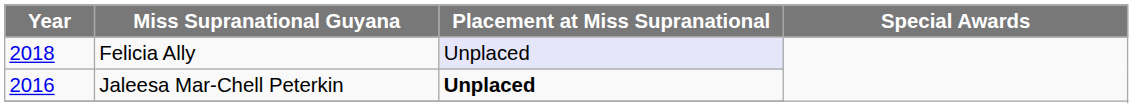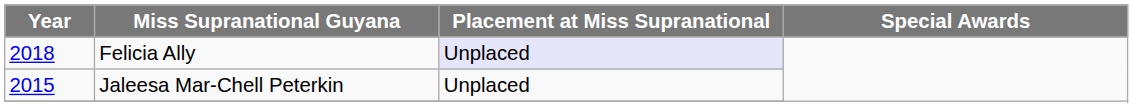(32, 85) 2016 -> (32, 85) 2015
(490, 85) bold -> (487, 85) normal
